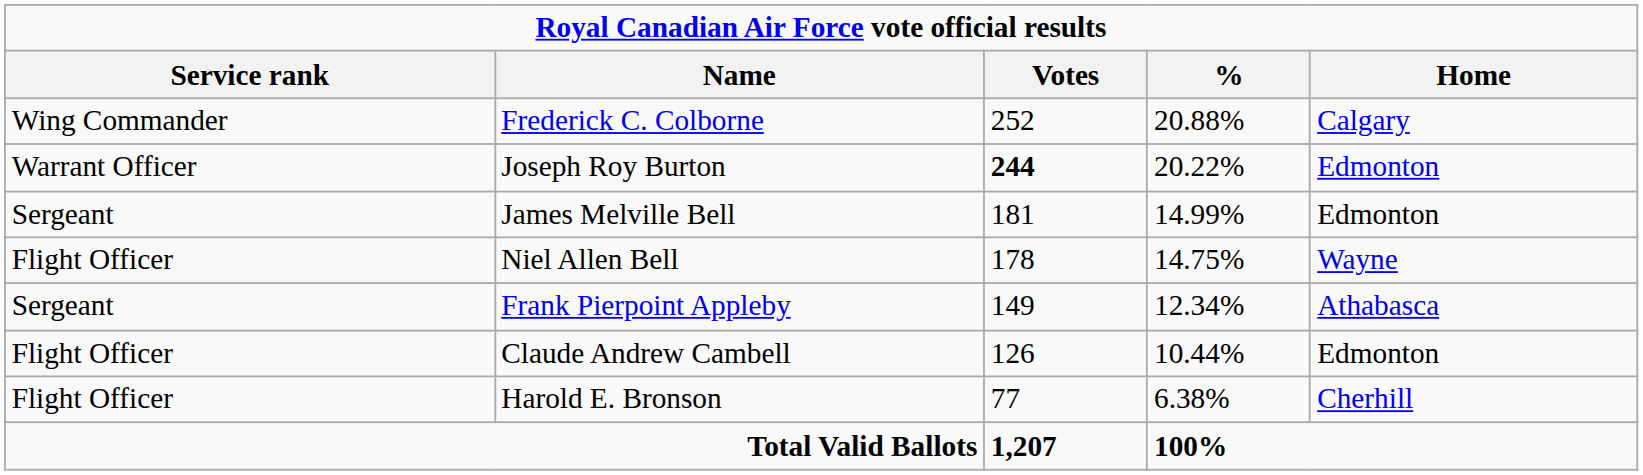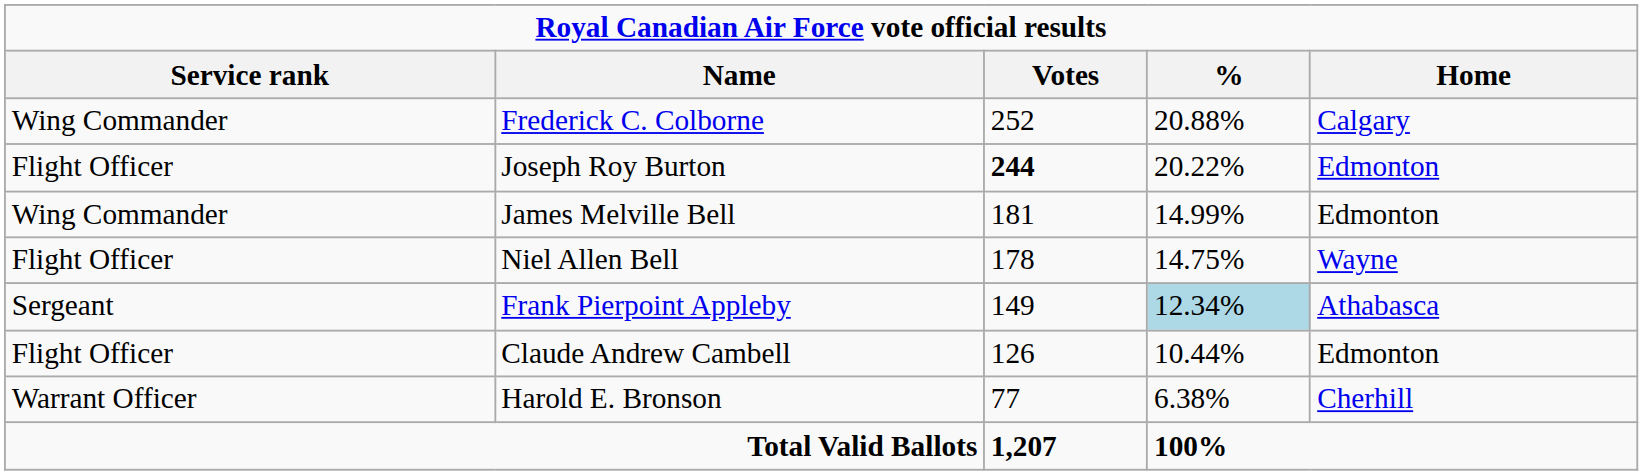(104, 167) Warrant Officer -> (92, 167) Flight Officer
(63, 213) Sergeant -> (120, 213) Wing Commander
(1199, 306) no background -> (1199, 306) lightblue background
(92, 399) Flight Officer -> (104, 399) Warrant Officer
